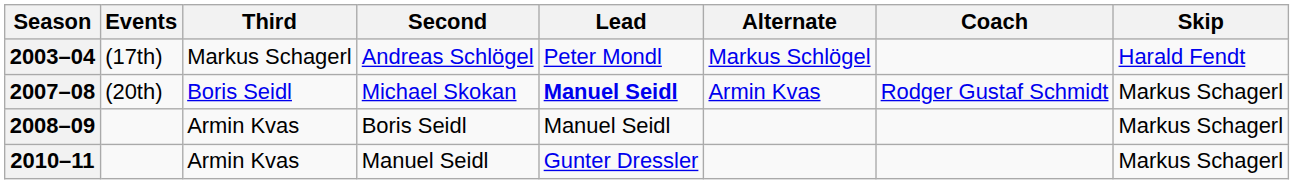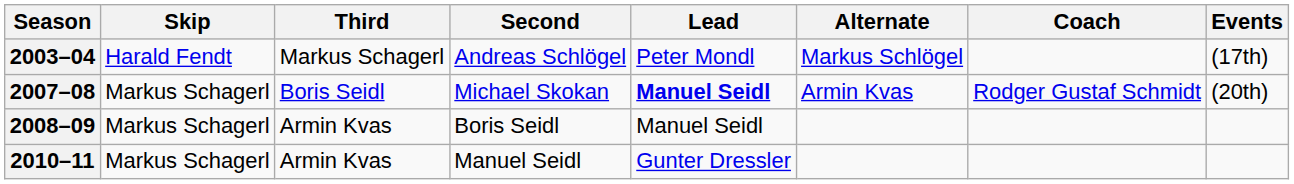columns swapped: (1201, 21) <-> (141, 21)
